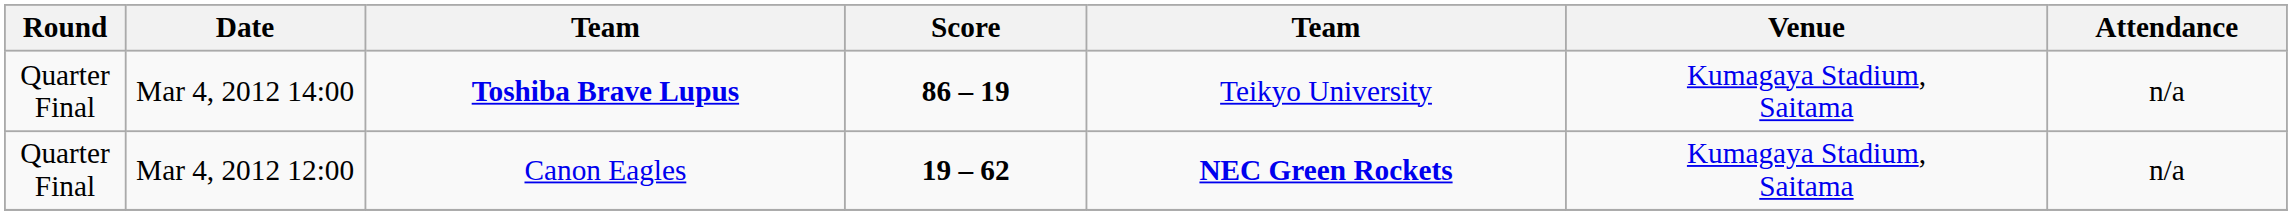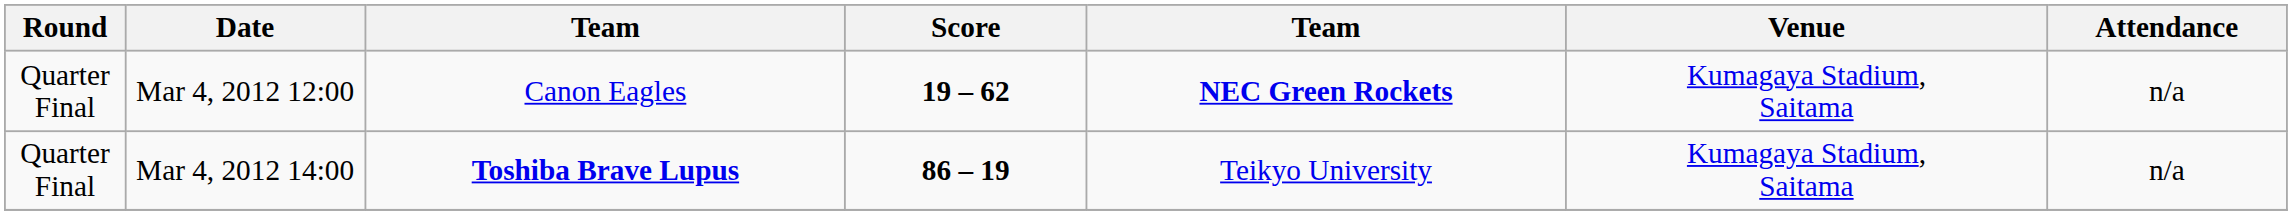rows swapped: (245, 90) <-> (245, 170)
